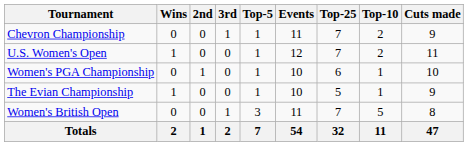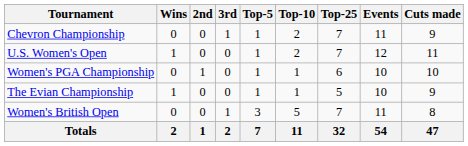columns swapped: (380, 14) <-> (296, 14)
